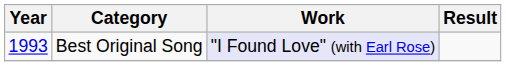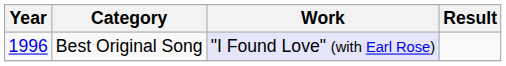(28, 46) 1993 -> (28, 46) 1996
